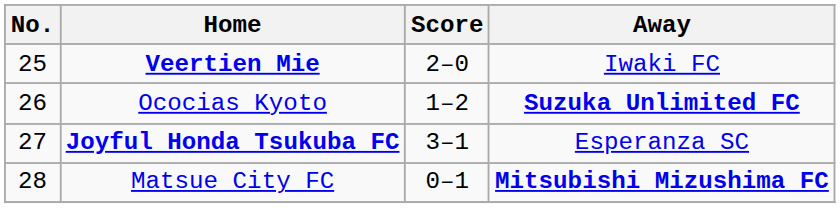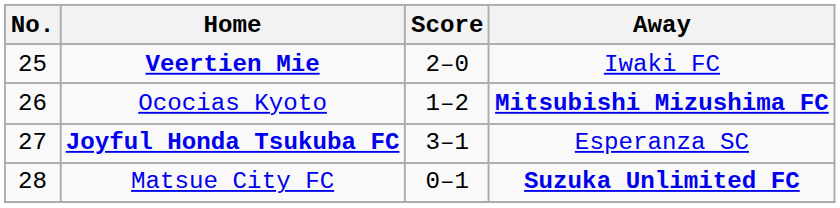(662, 103) Suzuka Unlimited FC -> (662, 103) Mitsubishi Mizushima FC
(662, 182) Mitsubishi Mizushima FC -> (662, 182) Suzuka Unlimited FC
